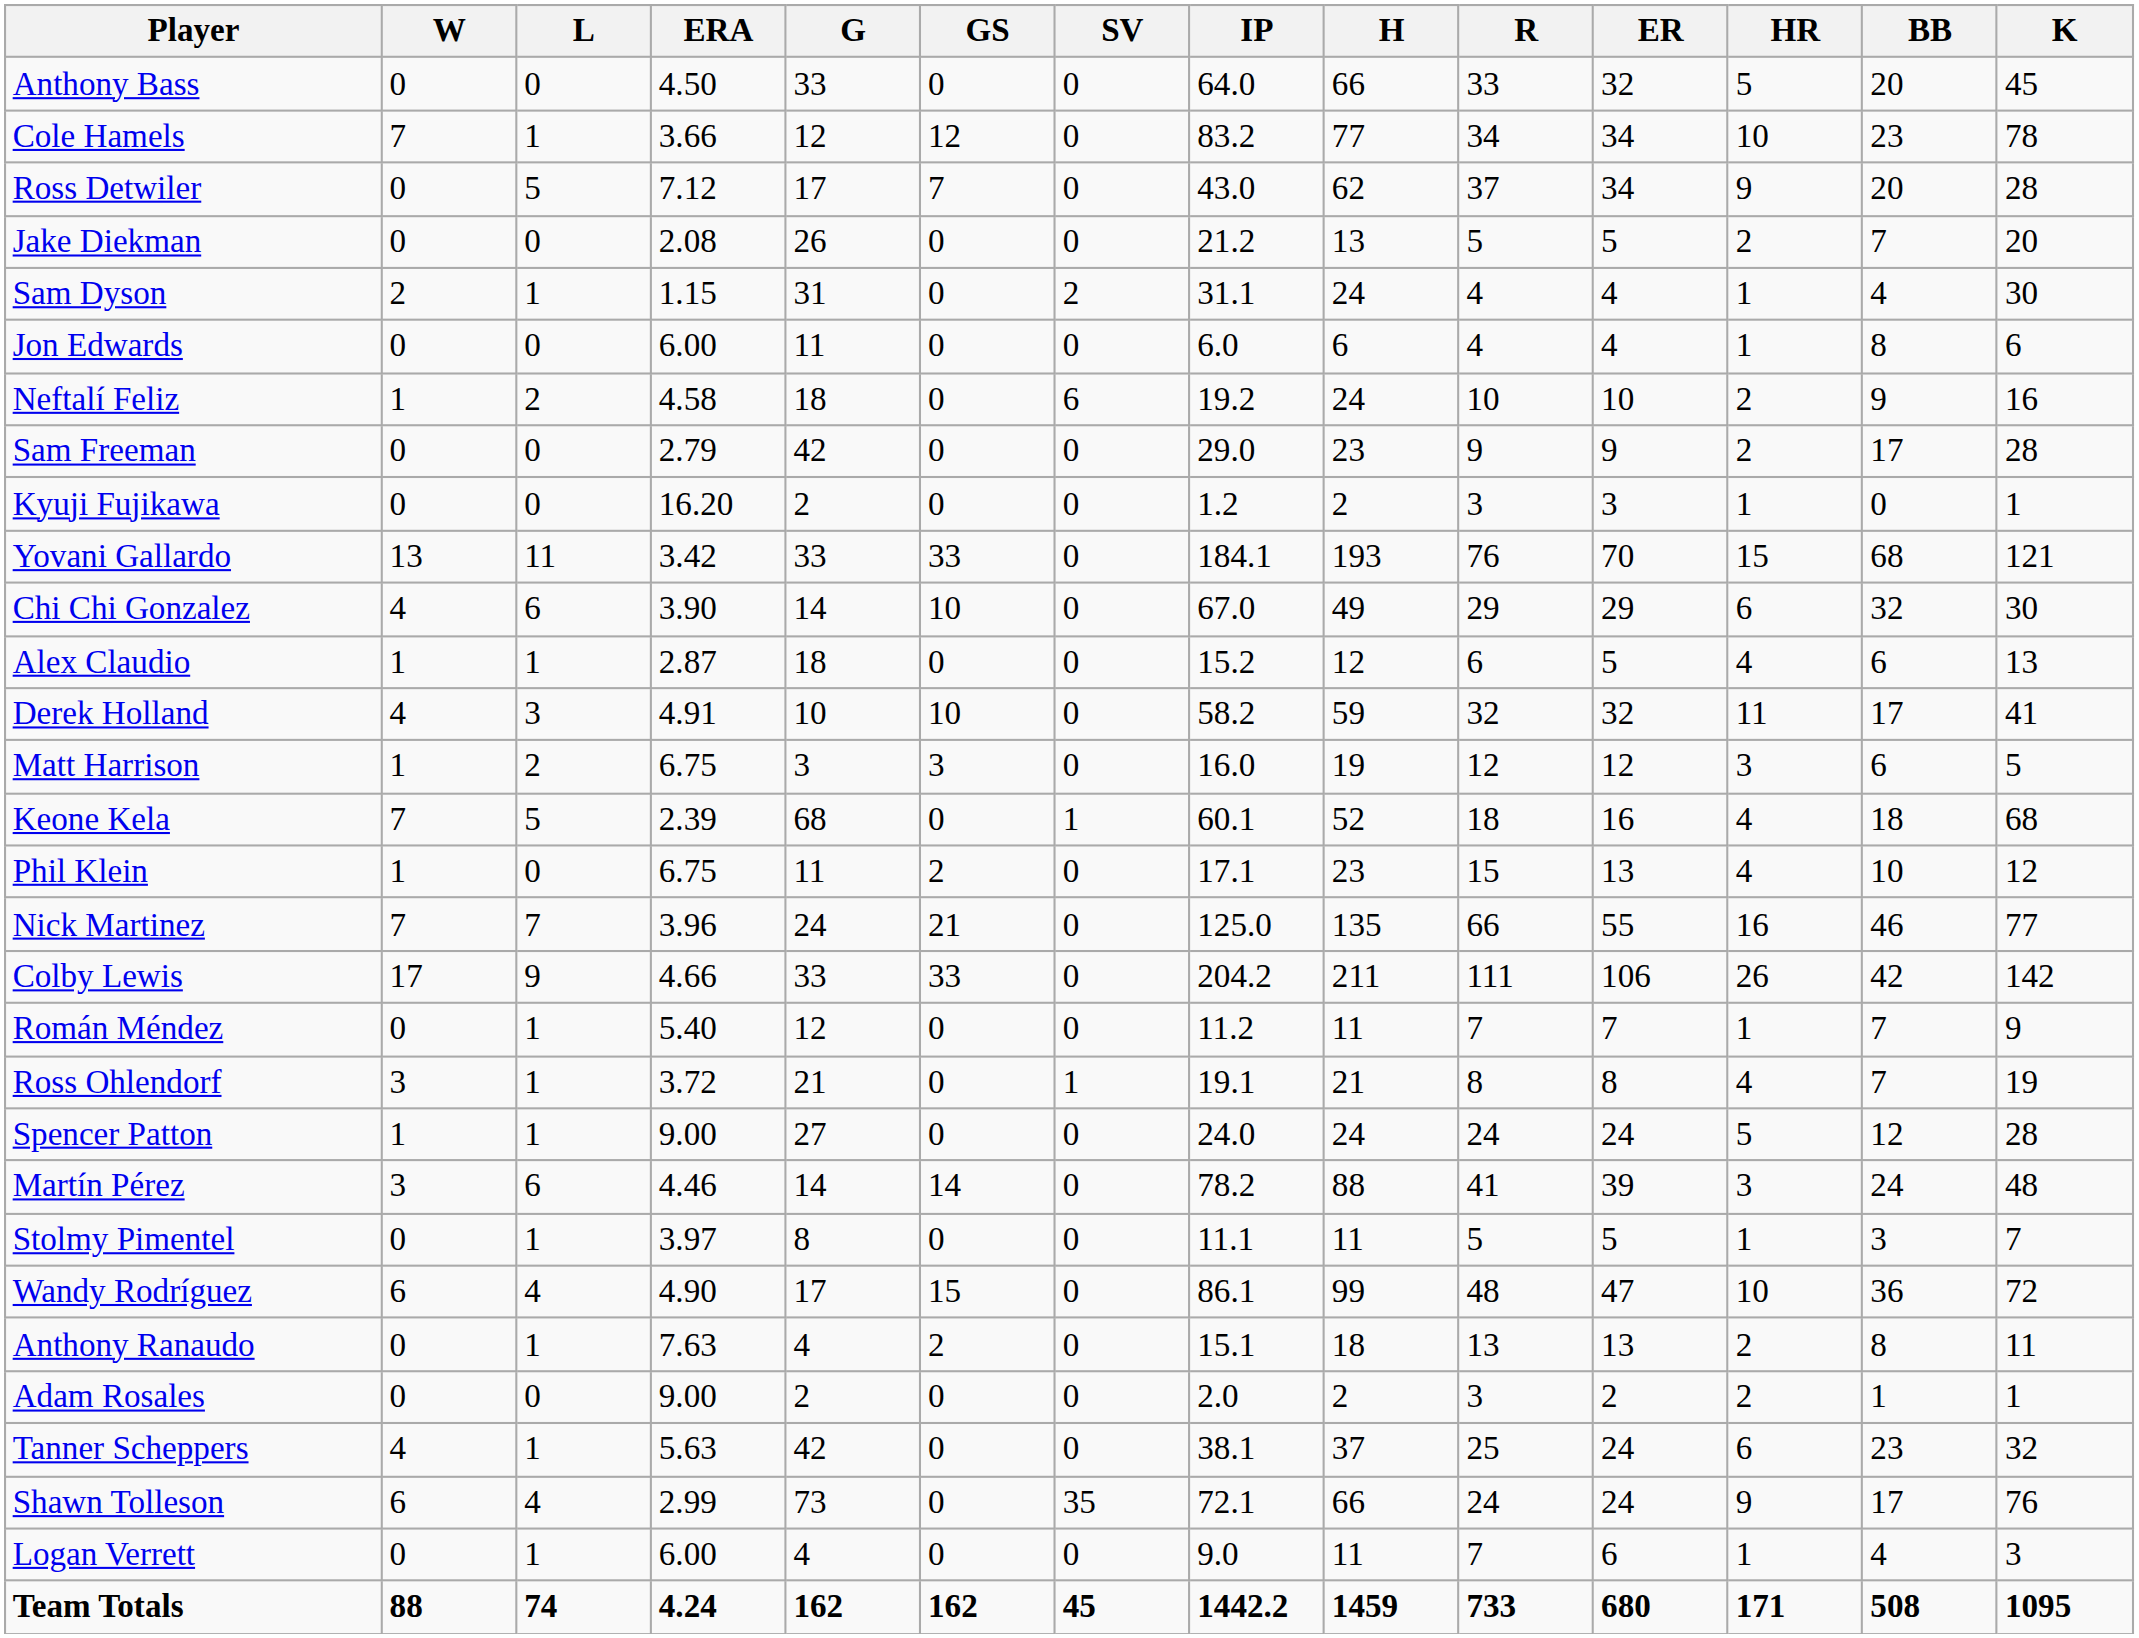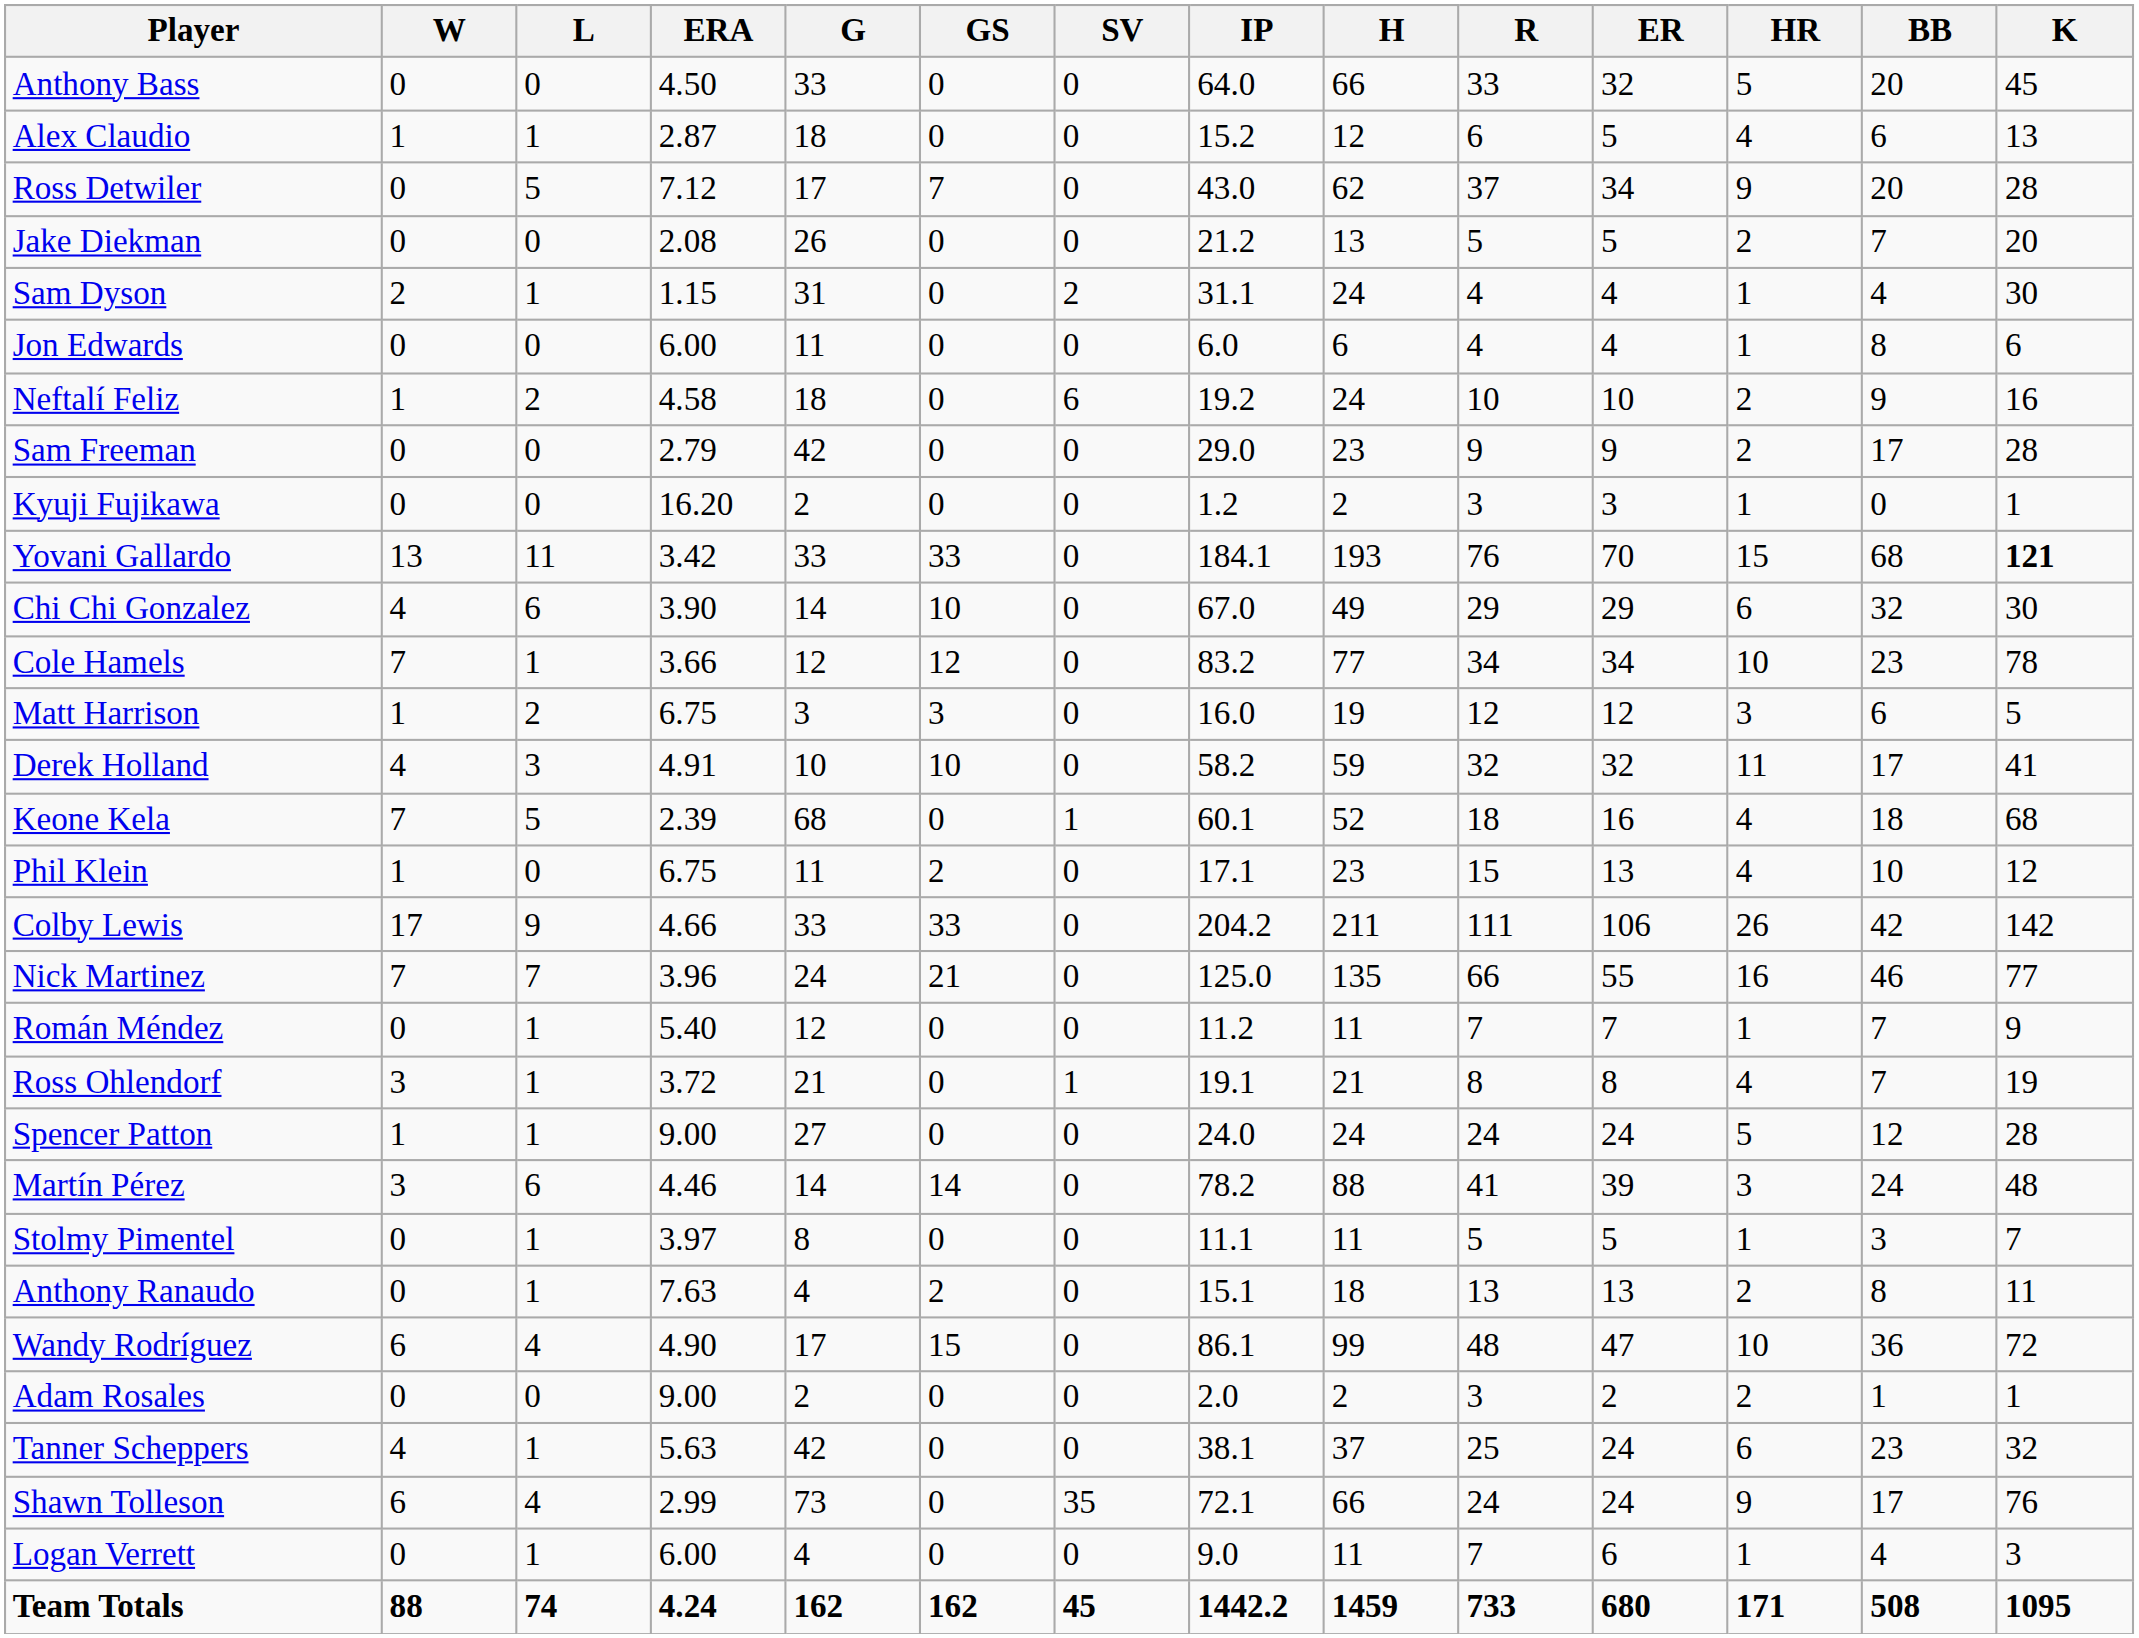rows swapped: (101, 661) <-> (99, 135)
(2030, 556) normal -> (2030, 556) bold
rows swapped: (106, 766) <-> (111, 713)
rows swapped: (98, 976) <-> (109, 923)
rows swapped: (134, 1343) <-> (132, 1291)
